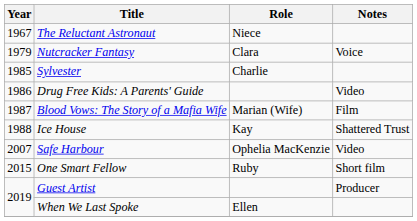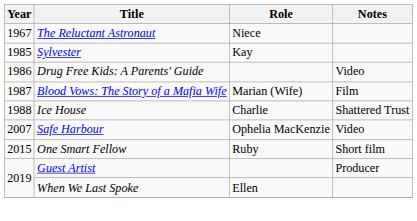- row: (86, 52)
(250, 71) Charlie -> (242, 52) Kay
(242, 129) Kay -> (250, 110) Charlie
